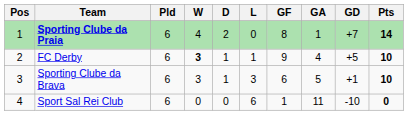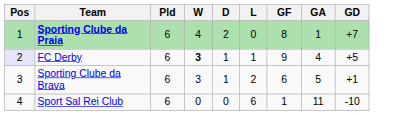- column: (386, 12)
(20, 57) no background -> (20, 57) lavender background
(253, 79) 3 -> (253, 79) 2
